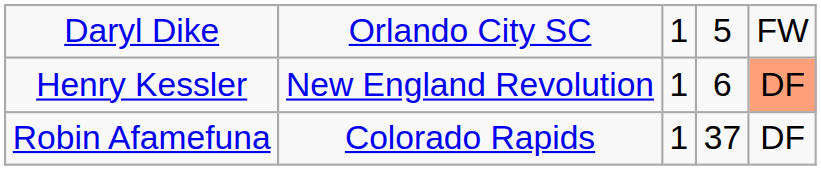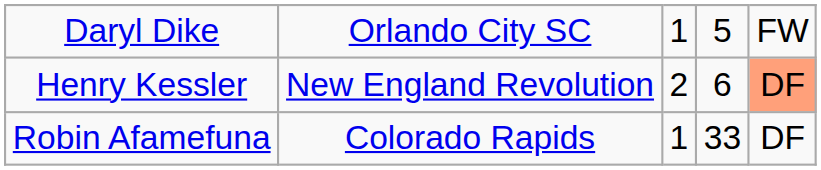(679, 84) 1 -> (679, 84) 2
(722, 137) 37 -> (722, 137) 33
